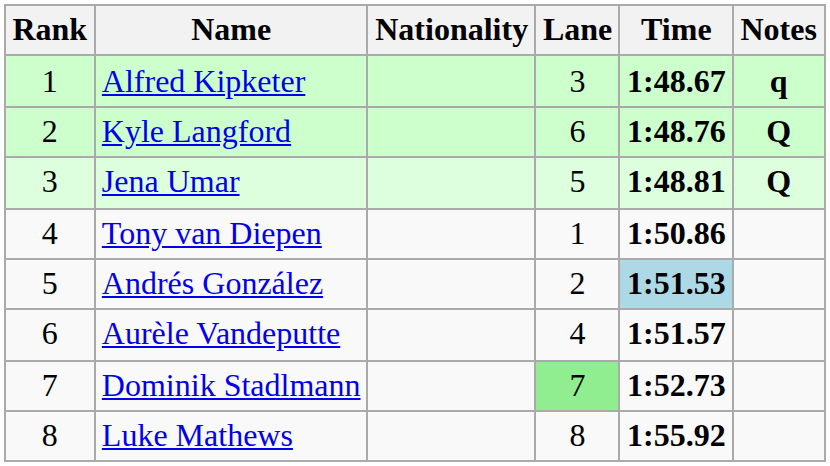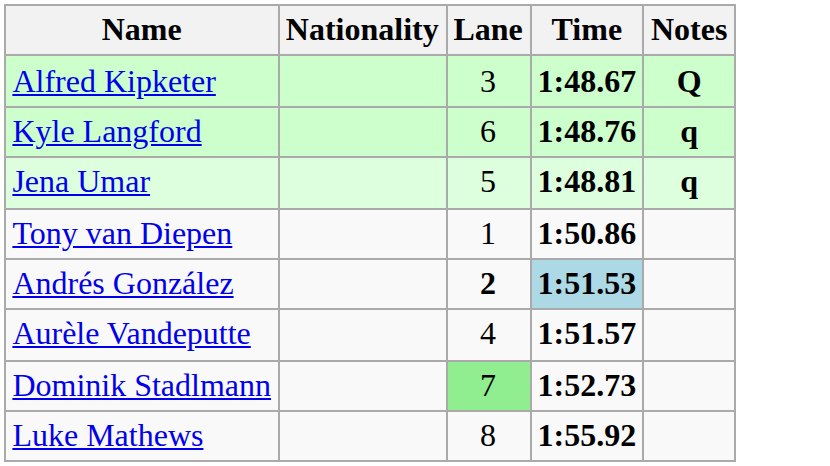- column: (50, 29)
(779, 80) q -> (689, 80) Q
(779, 131) Q -> (689, 131) q
(779, 182) Q -> (689, 182) q
(578, 283) normal -> (488, 283) bold
